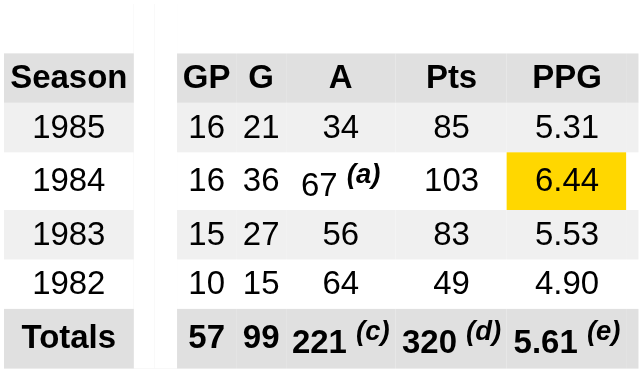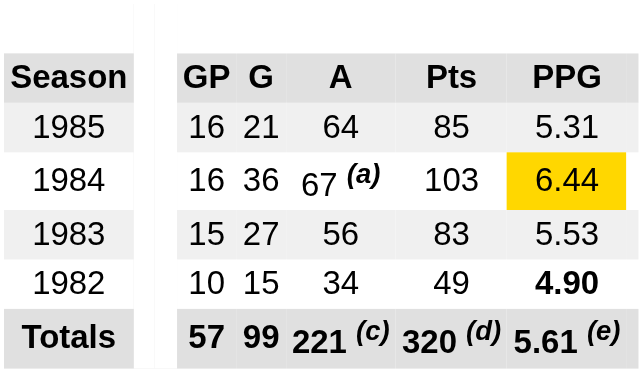(341, 127) 34 -> (341, 127) 64
(341, 284) 64 -> (341, 284) 34
(567, 284) normal -> (567, 284) bold
